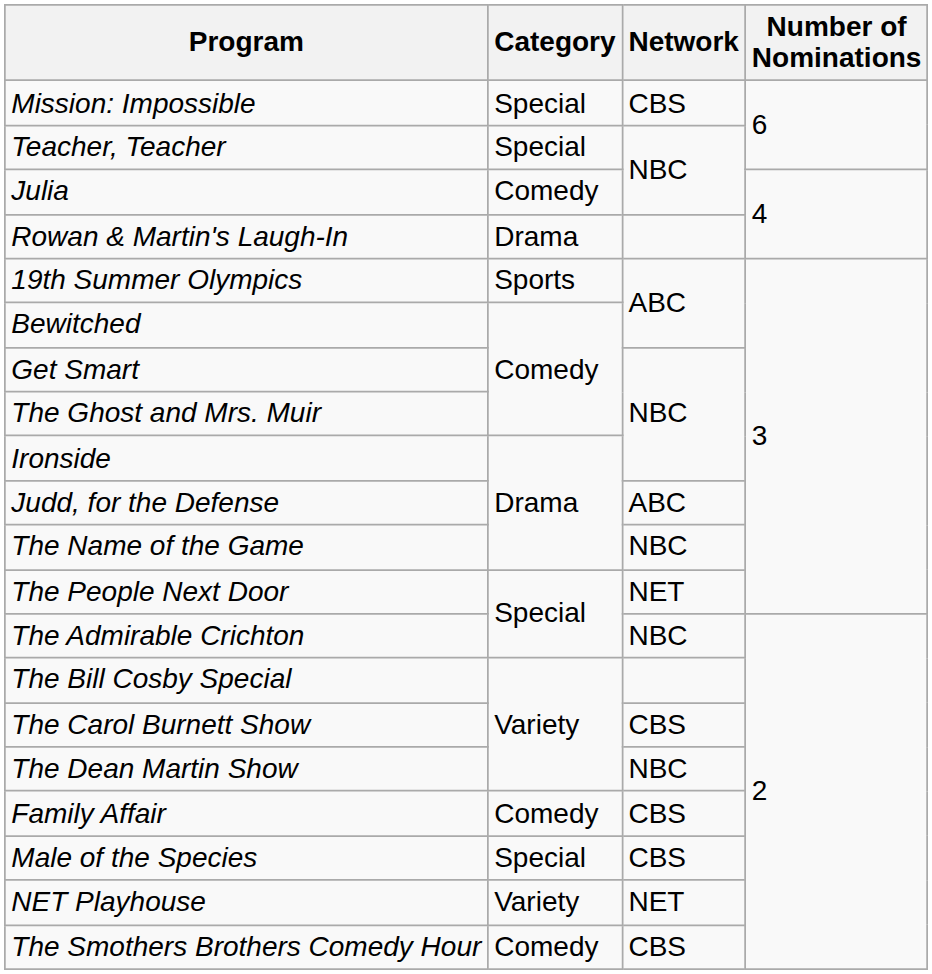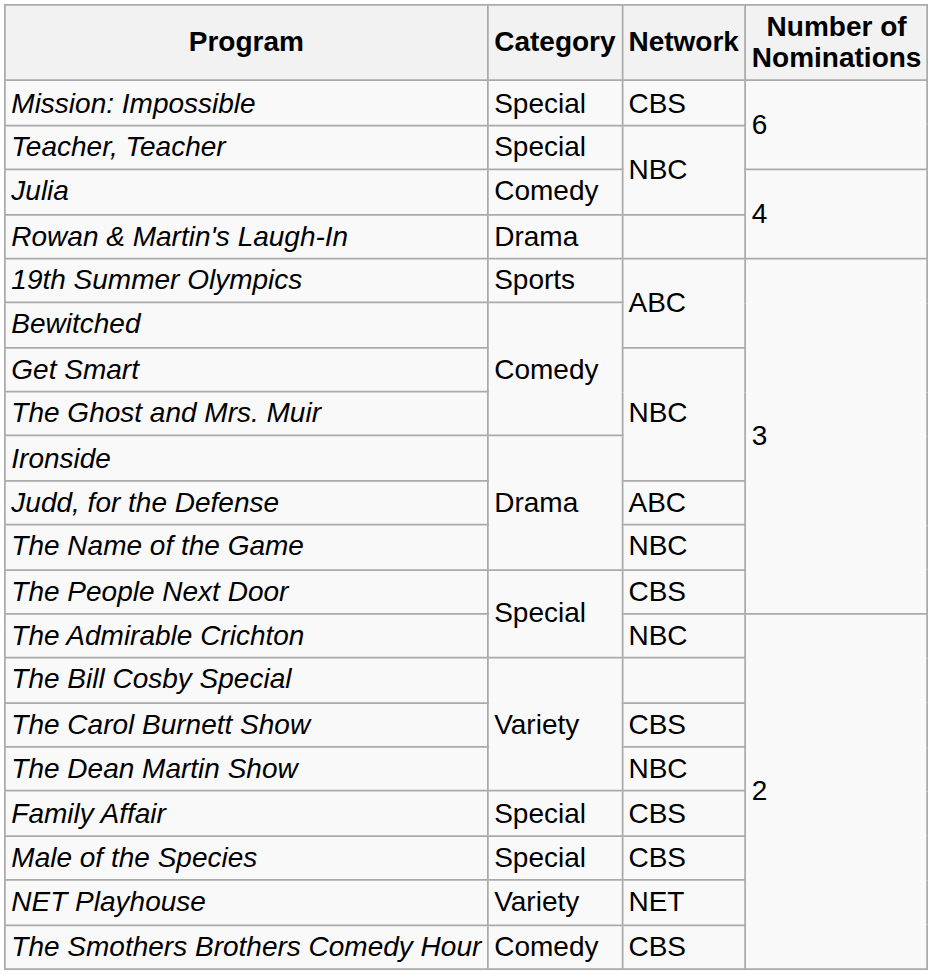(656, 591) NET -> (657, 591) CBS
(546, 813) Comedy -> (540, 813) Special
